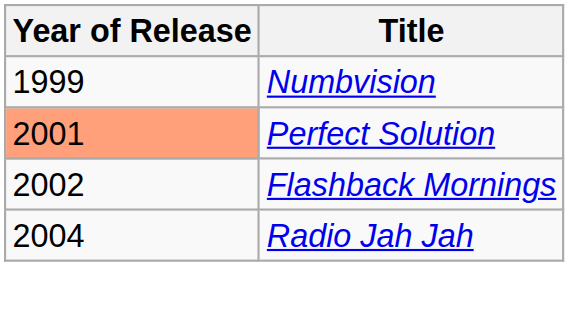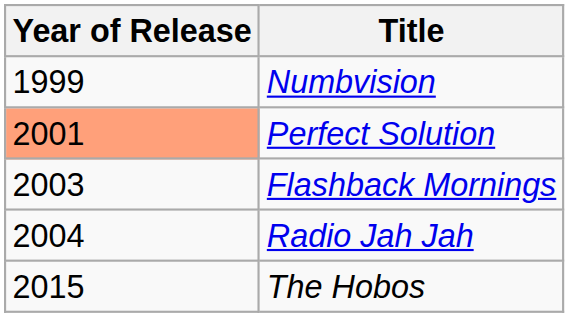(49, 185) 2002 -> (49, 185) 2003
+ row: (346, 287)
